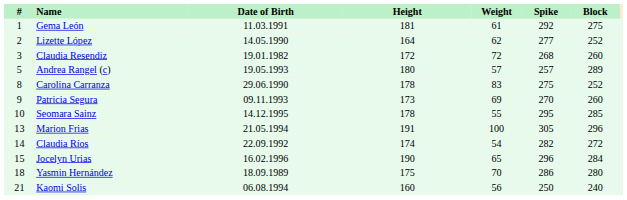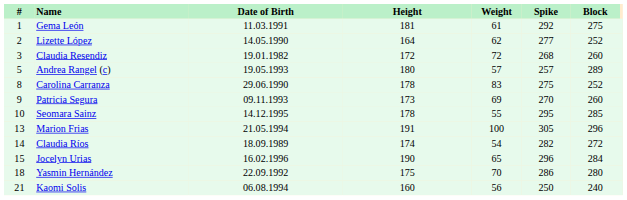(266, 143) 22.09.1992 -> (266, 143) 18.09.1989
(266, 173) 18.09.1989 -> (266, 173) 22.09.1992
